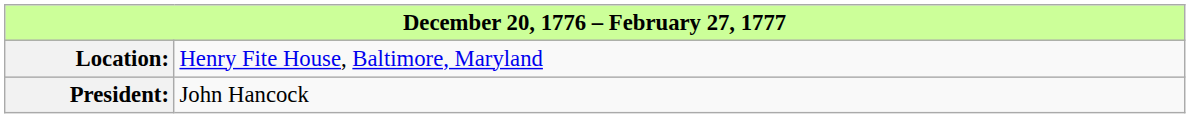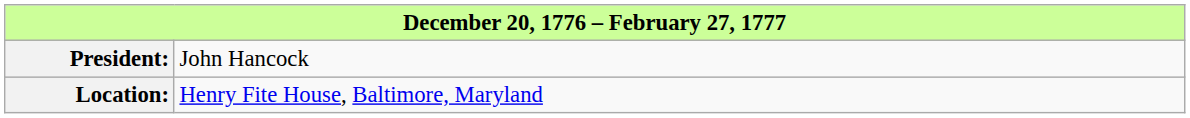rows swapped: (122, 58) <-> (119, 94)
